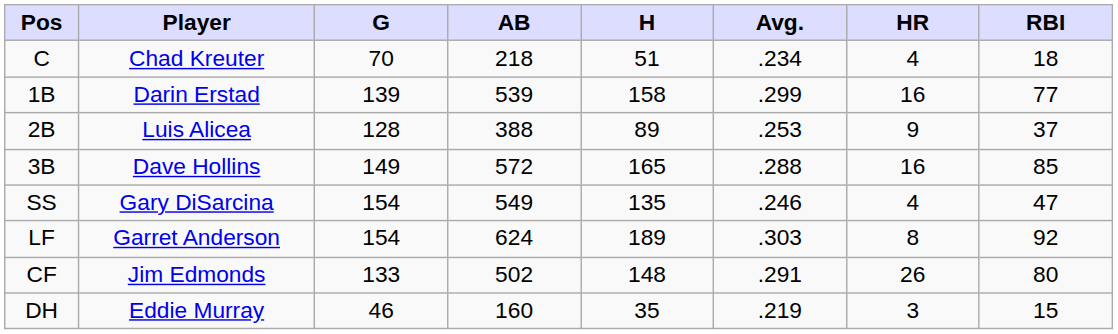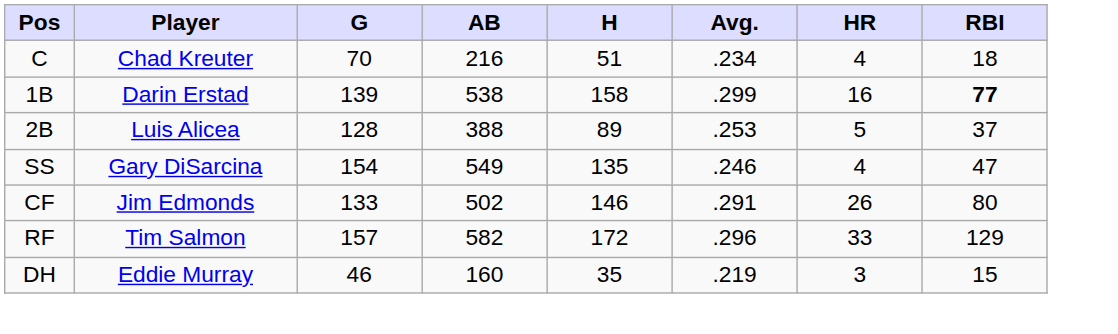(514, 58) 218 -> (484, 58) 216
(514, 94) 539 -> (484, 94) 538
(1046, 94) normal -> (985, 94) bold
(913, 130) 9 -> (860, 130) 5
- row: (42, 166)
- row: (42, 238)
(647, 274) 148 -> (610, 202) 146
+ row: (39, 238)
